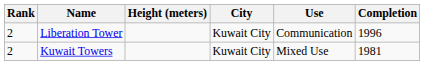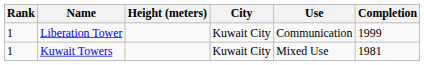(10, 32) 2 -> (10, 32) 1
(370, 32) 1996 -> (370, 32) 1999
(10, 51) 2 -> (10, 51) 1
